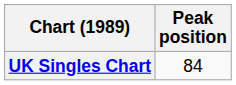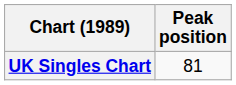(193, 65) 84 -> (193, 65) 81
